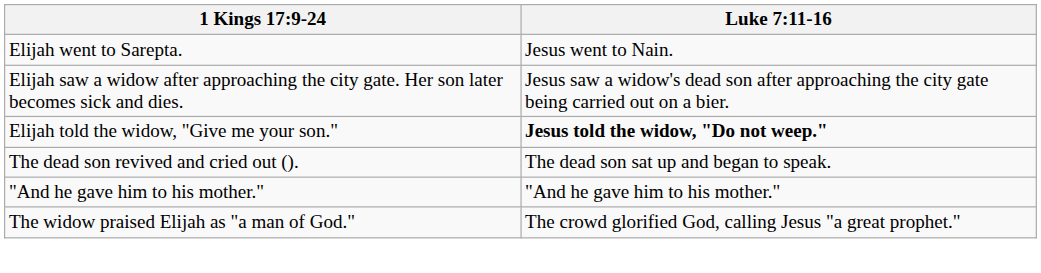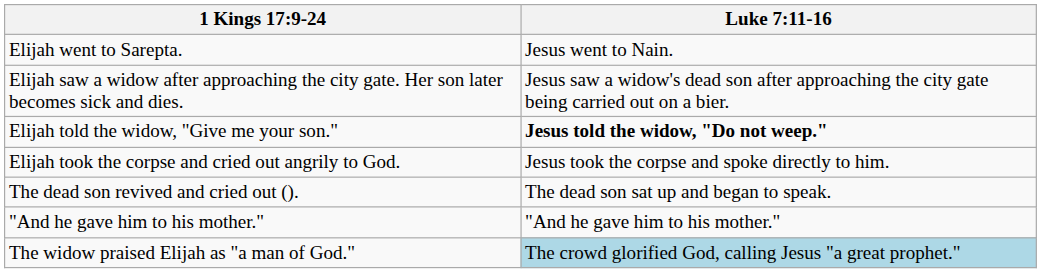+ row: (205, 161)
(743, 222) no background -> (743, 252) lightblue background
